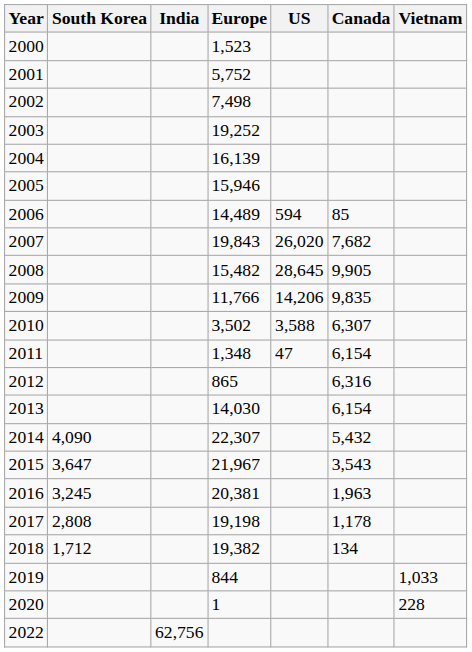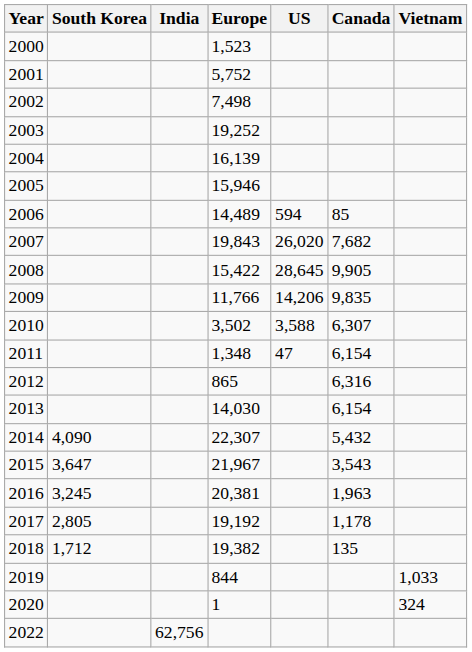(236, 269) 15,482 -> (236, 269) 15,422
(72, 520) 2,808 -> (72, 520) 2,805
(236, 520) 19,198 -> (236, 520) 19,192
(345, 548) 134 -> (345, 548) 135
(412, 604) 228 -> (412, 604) 324
